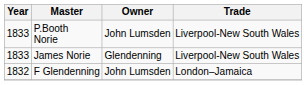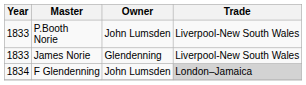(18, 71) 1832 -> (18, 71) 1834
(214, 71) no background -> (214, 71) lightgrey background
